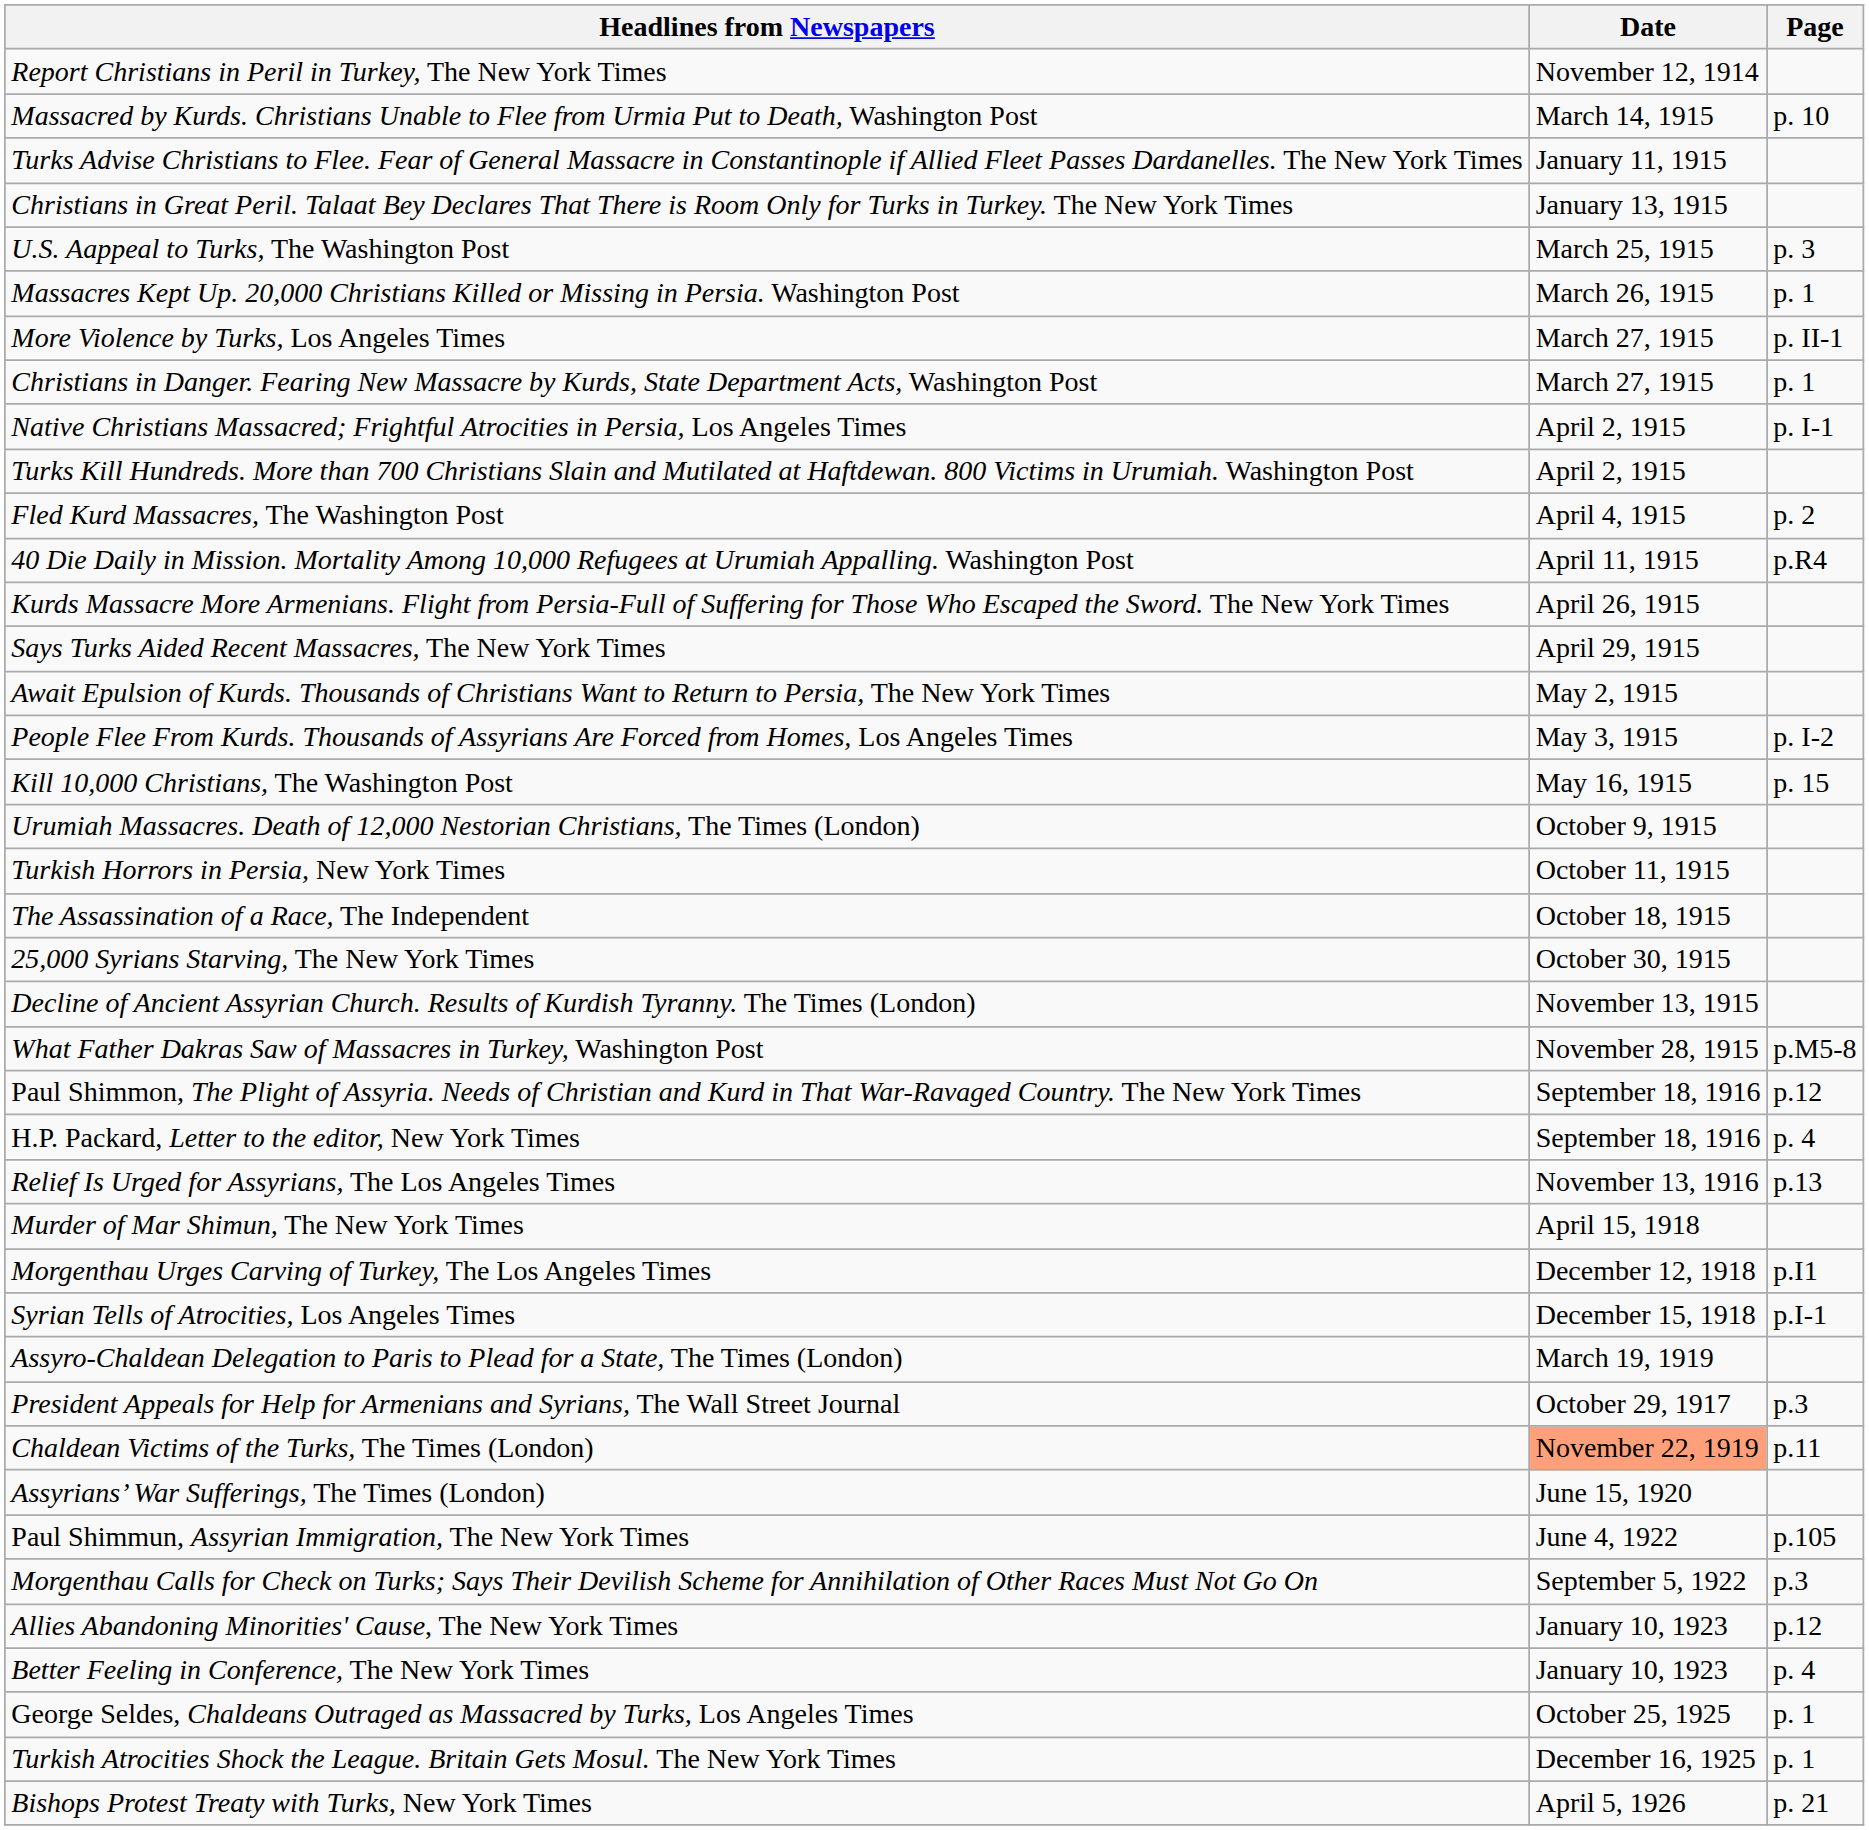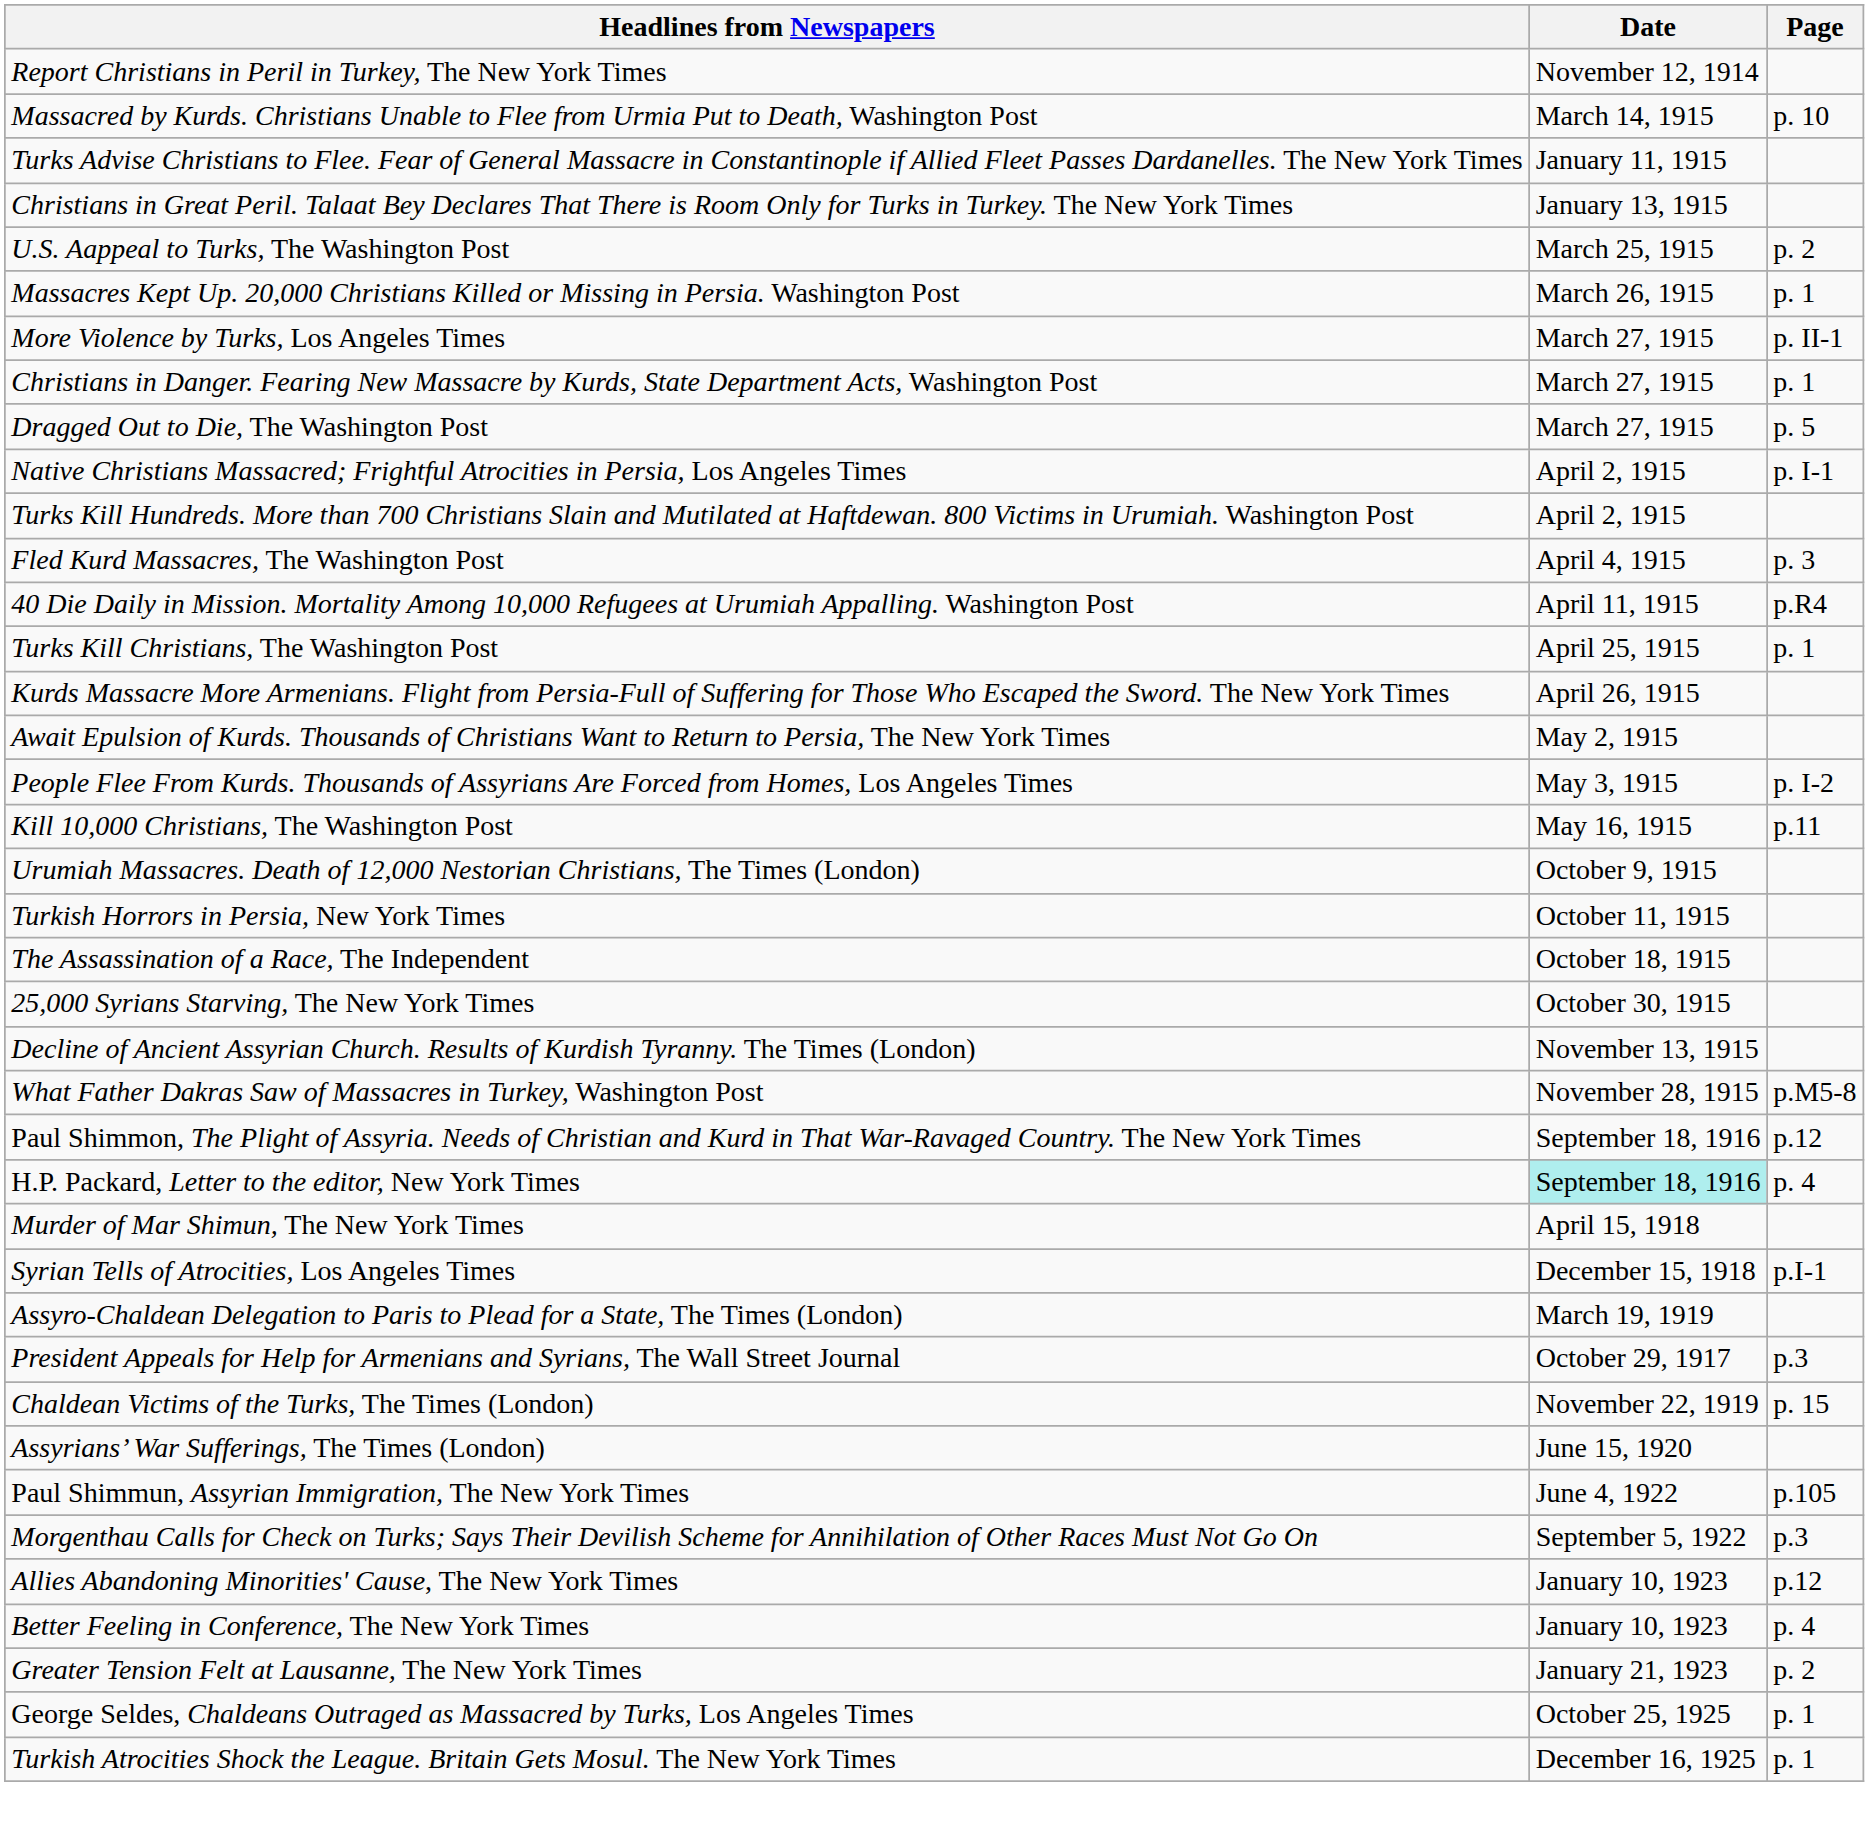(1794, 248) p. 3 -> (1794, 248) p. 2
+ row: (250, 426)
(1794, 515) p. 2 -> (1794, 559) p. 3
+ row: (255, 648)
- row: (339, 648)
(1801, 781) p. 15 -> (1797, 826) p.11
(1648, 1136) no background -> (1648, 1181) paleturquoise background
- row: (313, 1181)
- row: (361, 1270)
(1647, 1447) lightsalmon background -> (1647, 1403) no background
(1797, 1447) p.11 -> (1801, 1403) p. 15
+ row: (327, 1669)
- row: (302, 1802)
